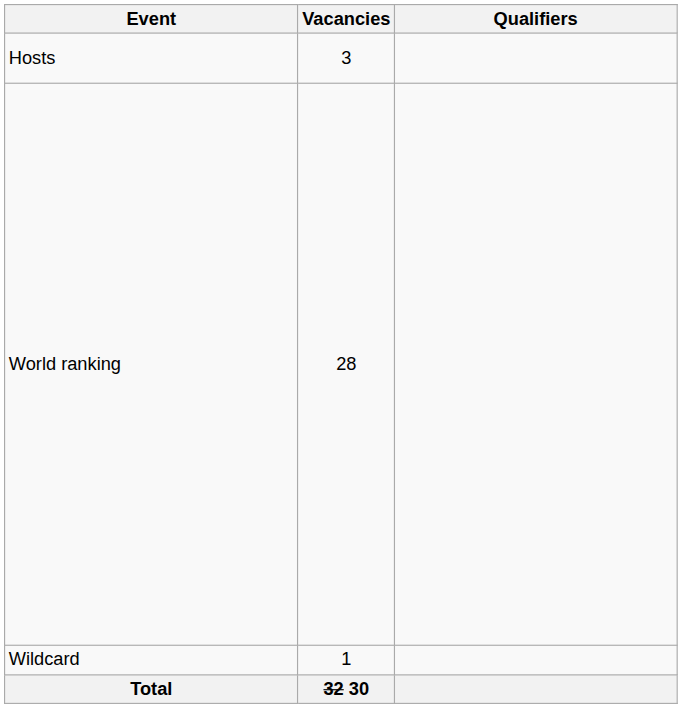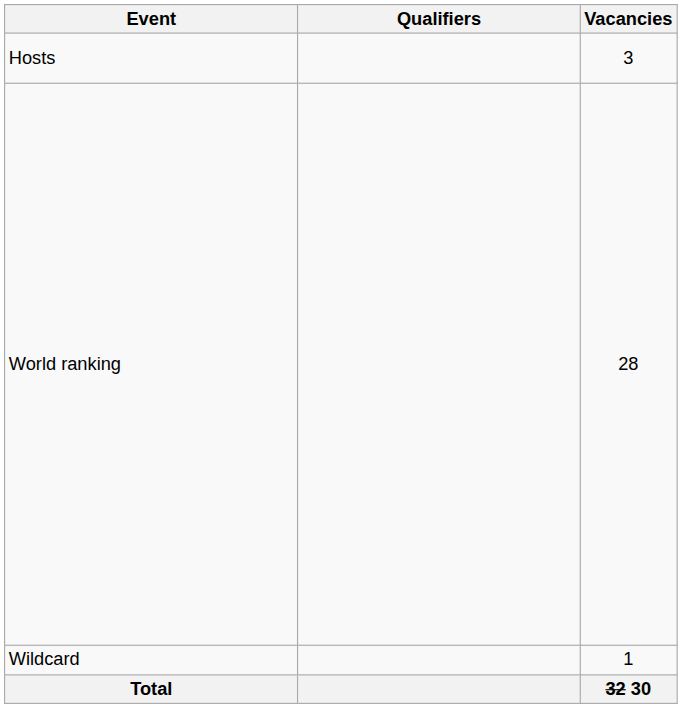columns swapped: (346, 18) <-> (536, 18)
